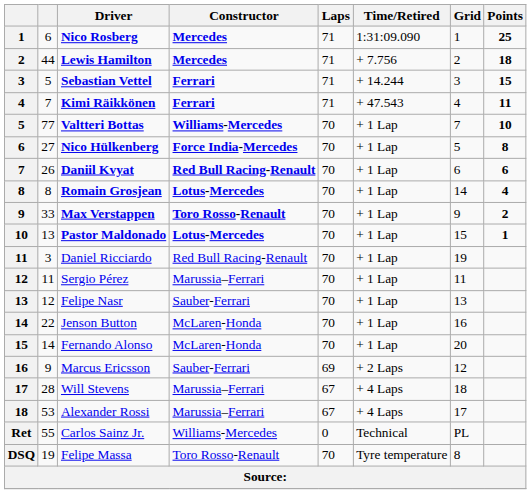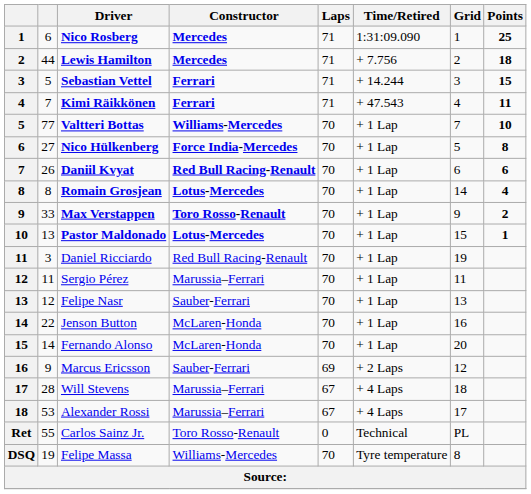(225, 432) Williams-Mercedes -> (226, 432) Toro Rosso-Renault
(226, 454) Toro Rosso-Renault -> (225, 454) Williams-Mercedes
